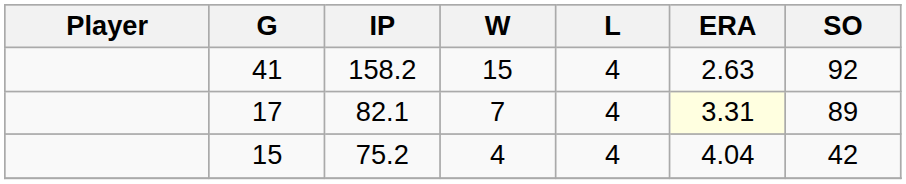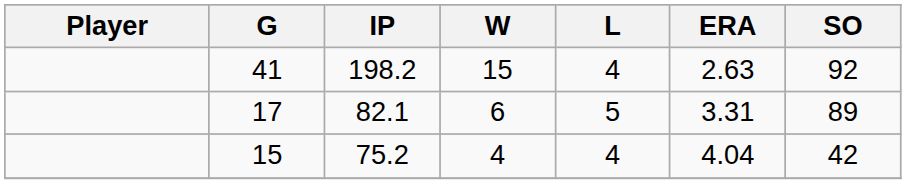(382, 69) 158.2 -> (382, 69) 198.2
(497, 112) 7 -> (497, 112) 6
(613, 112) 4 -> (613, 112) 5
(728, 112) lightyellow background -> (728, 112) no background
